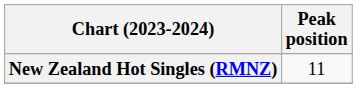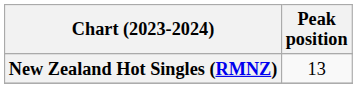(317, 68) 11 -> (317, 68) 13
